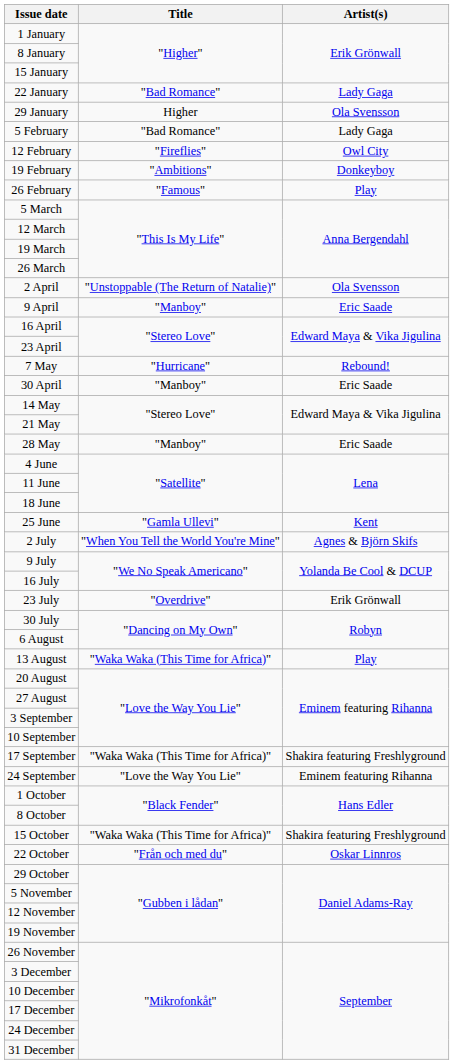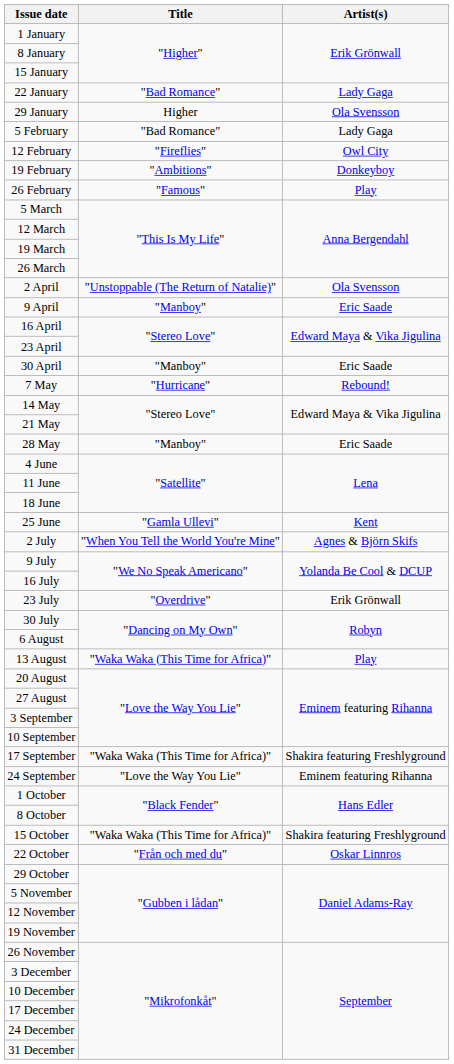rows swapped: (41, 385) <-> (41, 365)
